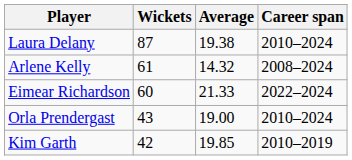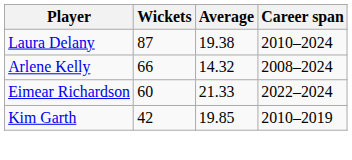(145, 67) 61 -> (145, 67) 66
- row: (61, 117)
